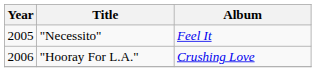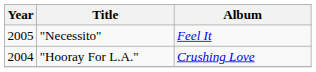(21, 56) 2006 -> (21, 56) 2004
